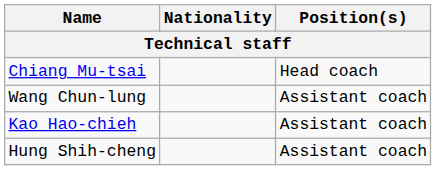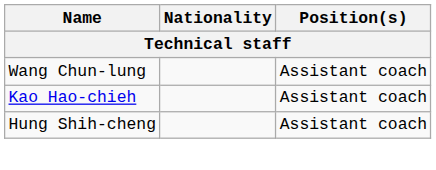- row: (77, 71)
